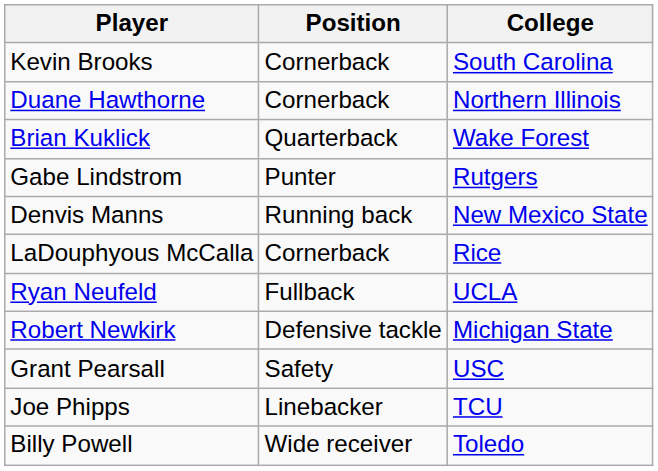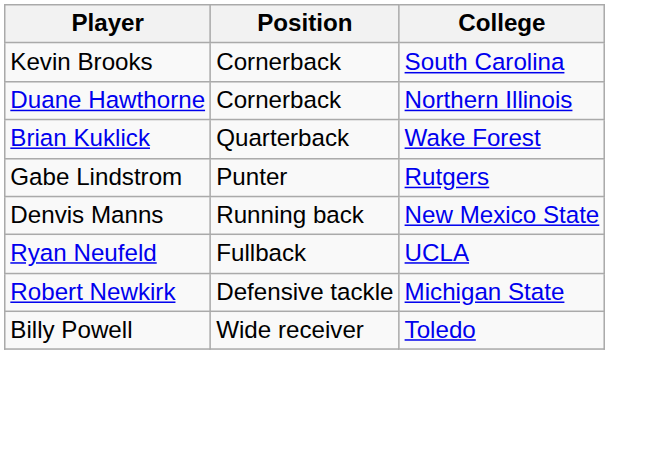- row: (132, 253)
- row: (88, 368)
- row: (70, 406)
